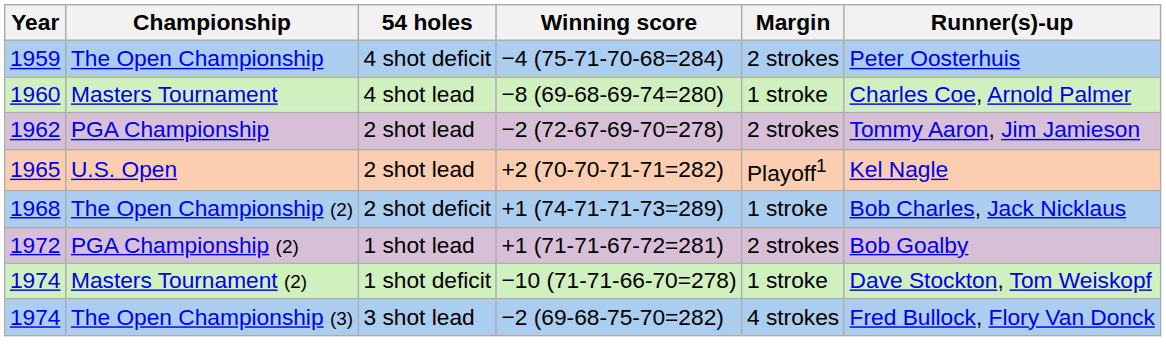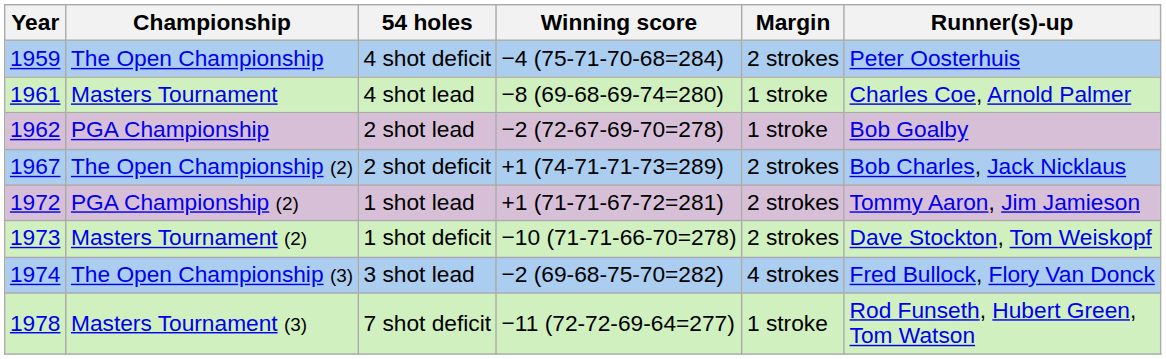(35, 94) 1960 -> (35, 94) 1961
(793, 130) 2 strokes -> (787, 130) 1 stroke
(995, 130) Tommy Aaron, Jim Jamieson -> (909, 130) Bob Goalby
- row: (124, 169)
(35, 208) 1968 -> (35, 166) 1967
(787, 208) 1 stroke -> (793, 166) 2 strokes
(909, 244) Bob Goalby -> (995, 202) Tommy Aaron, Jim Jamieson
(35, 280) 1974 -> (35, 238) 1973
(787, 280) 1 stroke -> (793, 238) 2 strokes
+ row: (189, 323)
